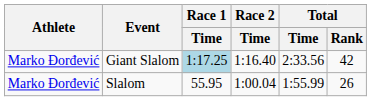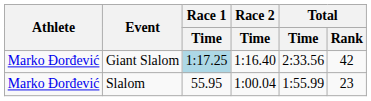(347, 84) 26 -> (347, 84) 23
